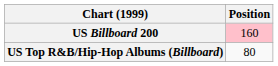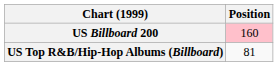(249, 52) 80 -> (249, 52) 81
